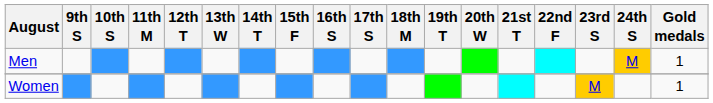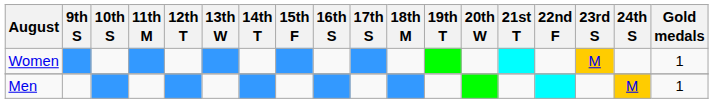rows swapped: (23, 61) <-> (34, 86)
